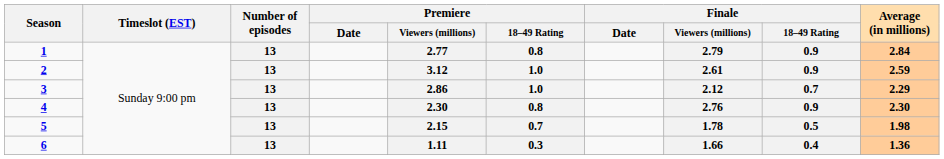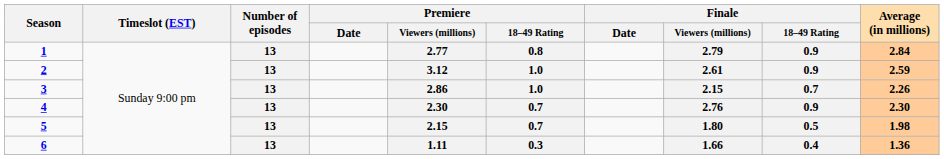(713, 88) 2.12 -> (713, 88) 2.15
(900, 88) 2.29 -> (900, 88) 2.26
(536, 107) 0.8 -> (536, 107) 0.7
(713, 126) 1.78 -> (713, 126) 1.80
